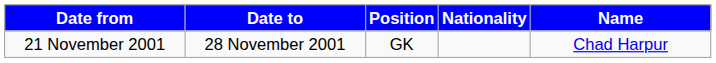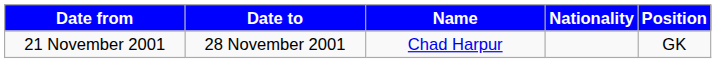columns swapped: (402, 18) <-> (621, 18)
